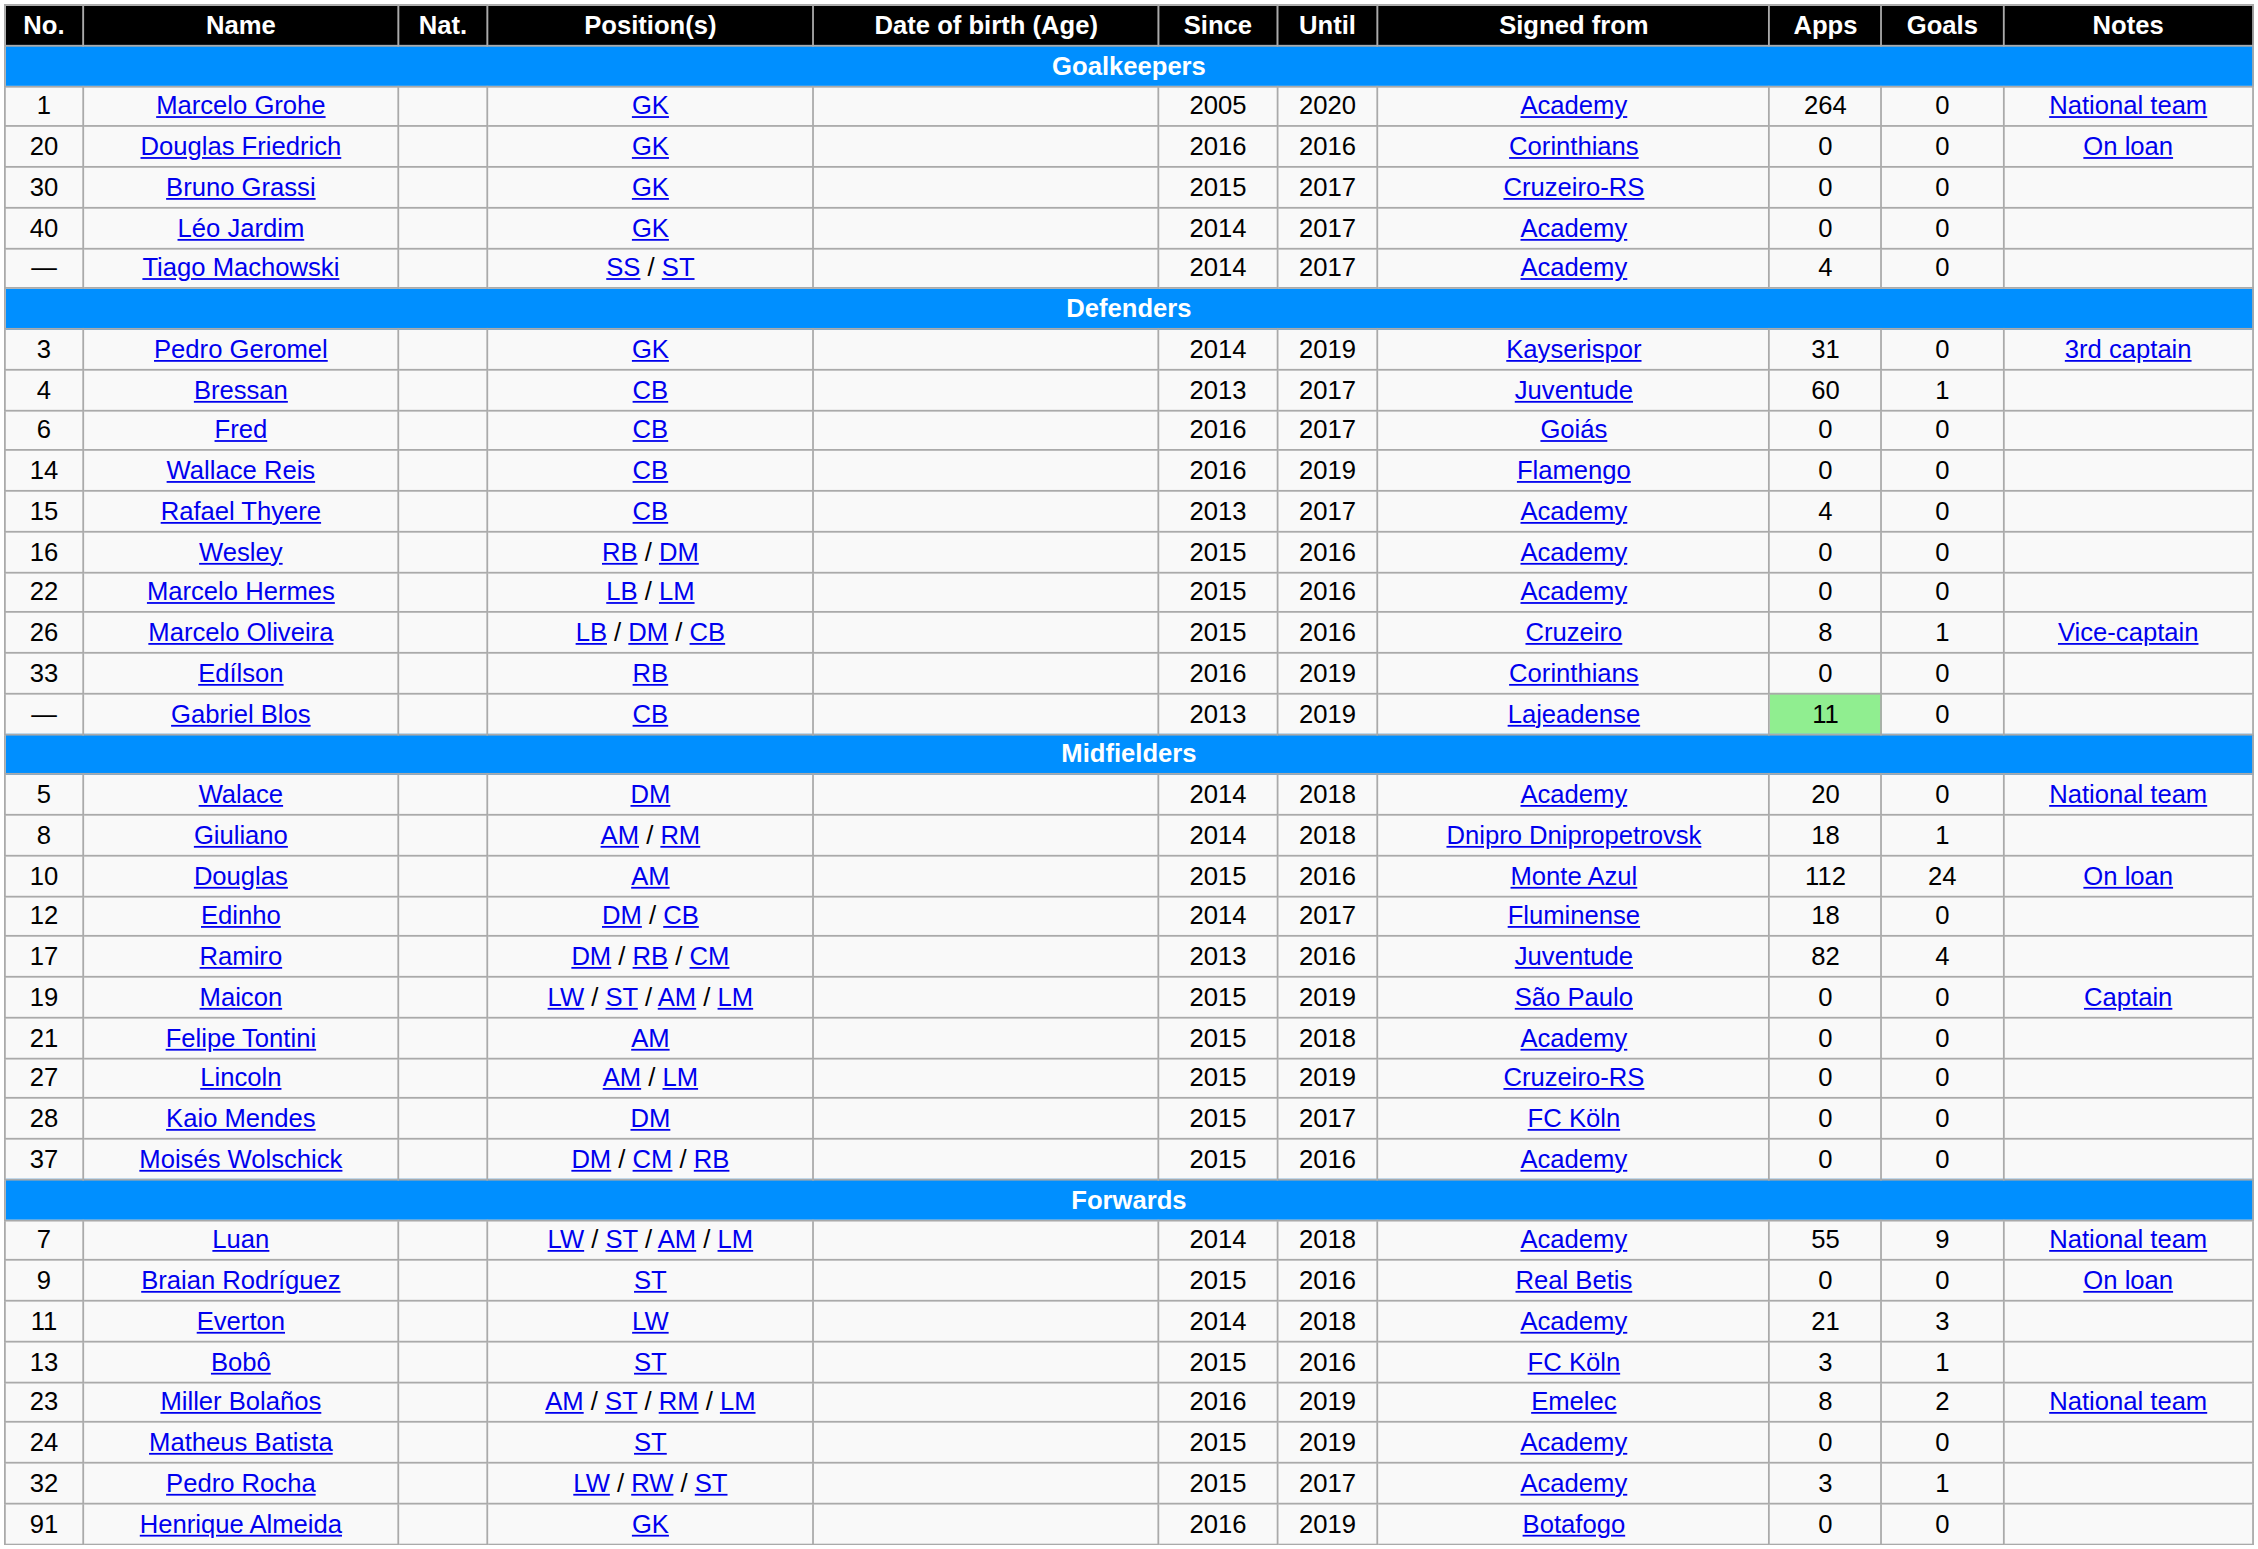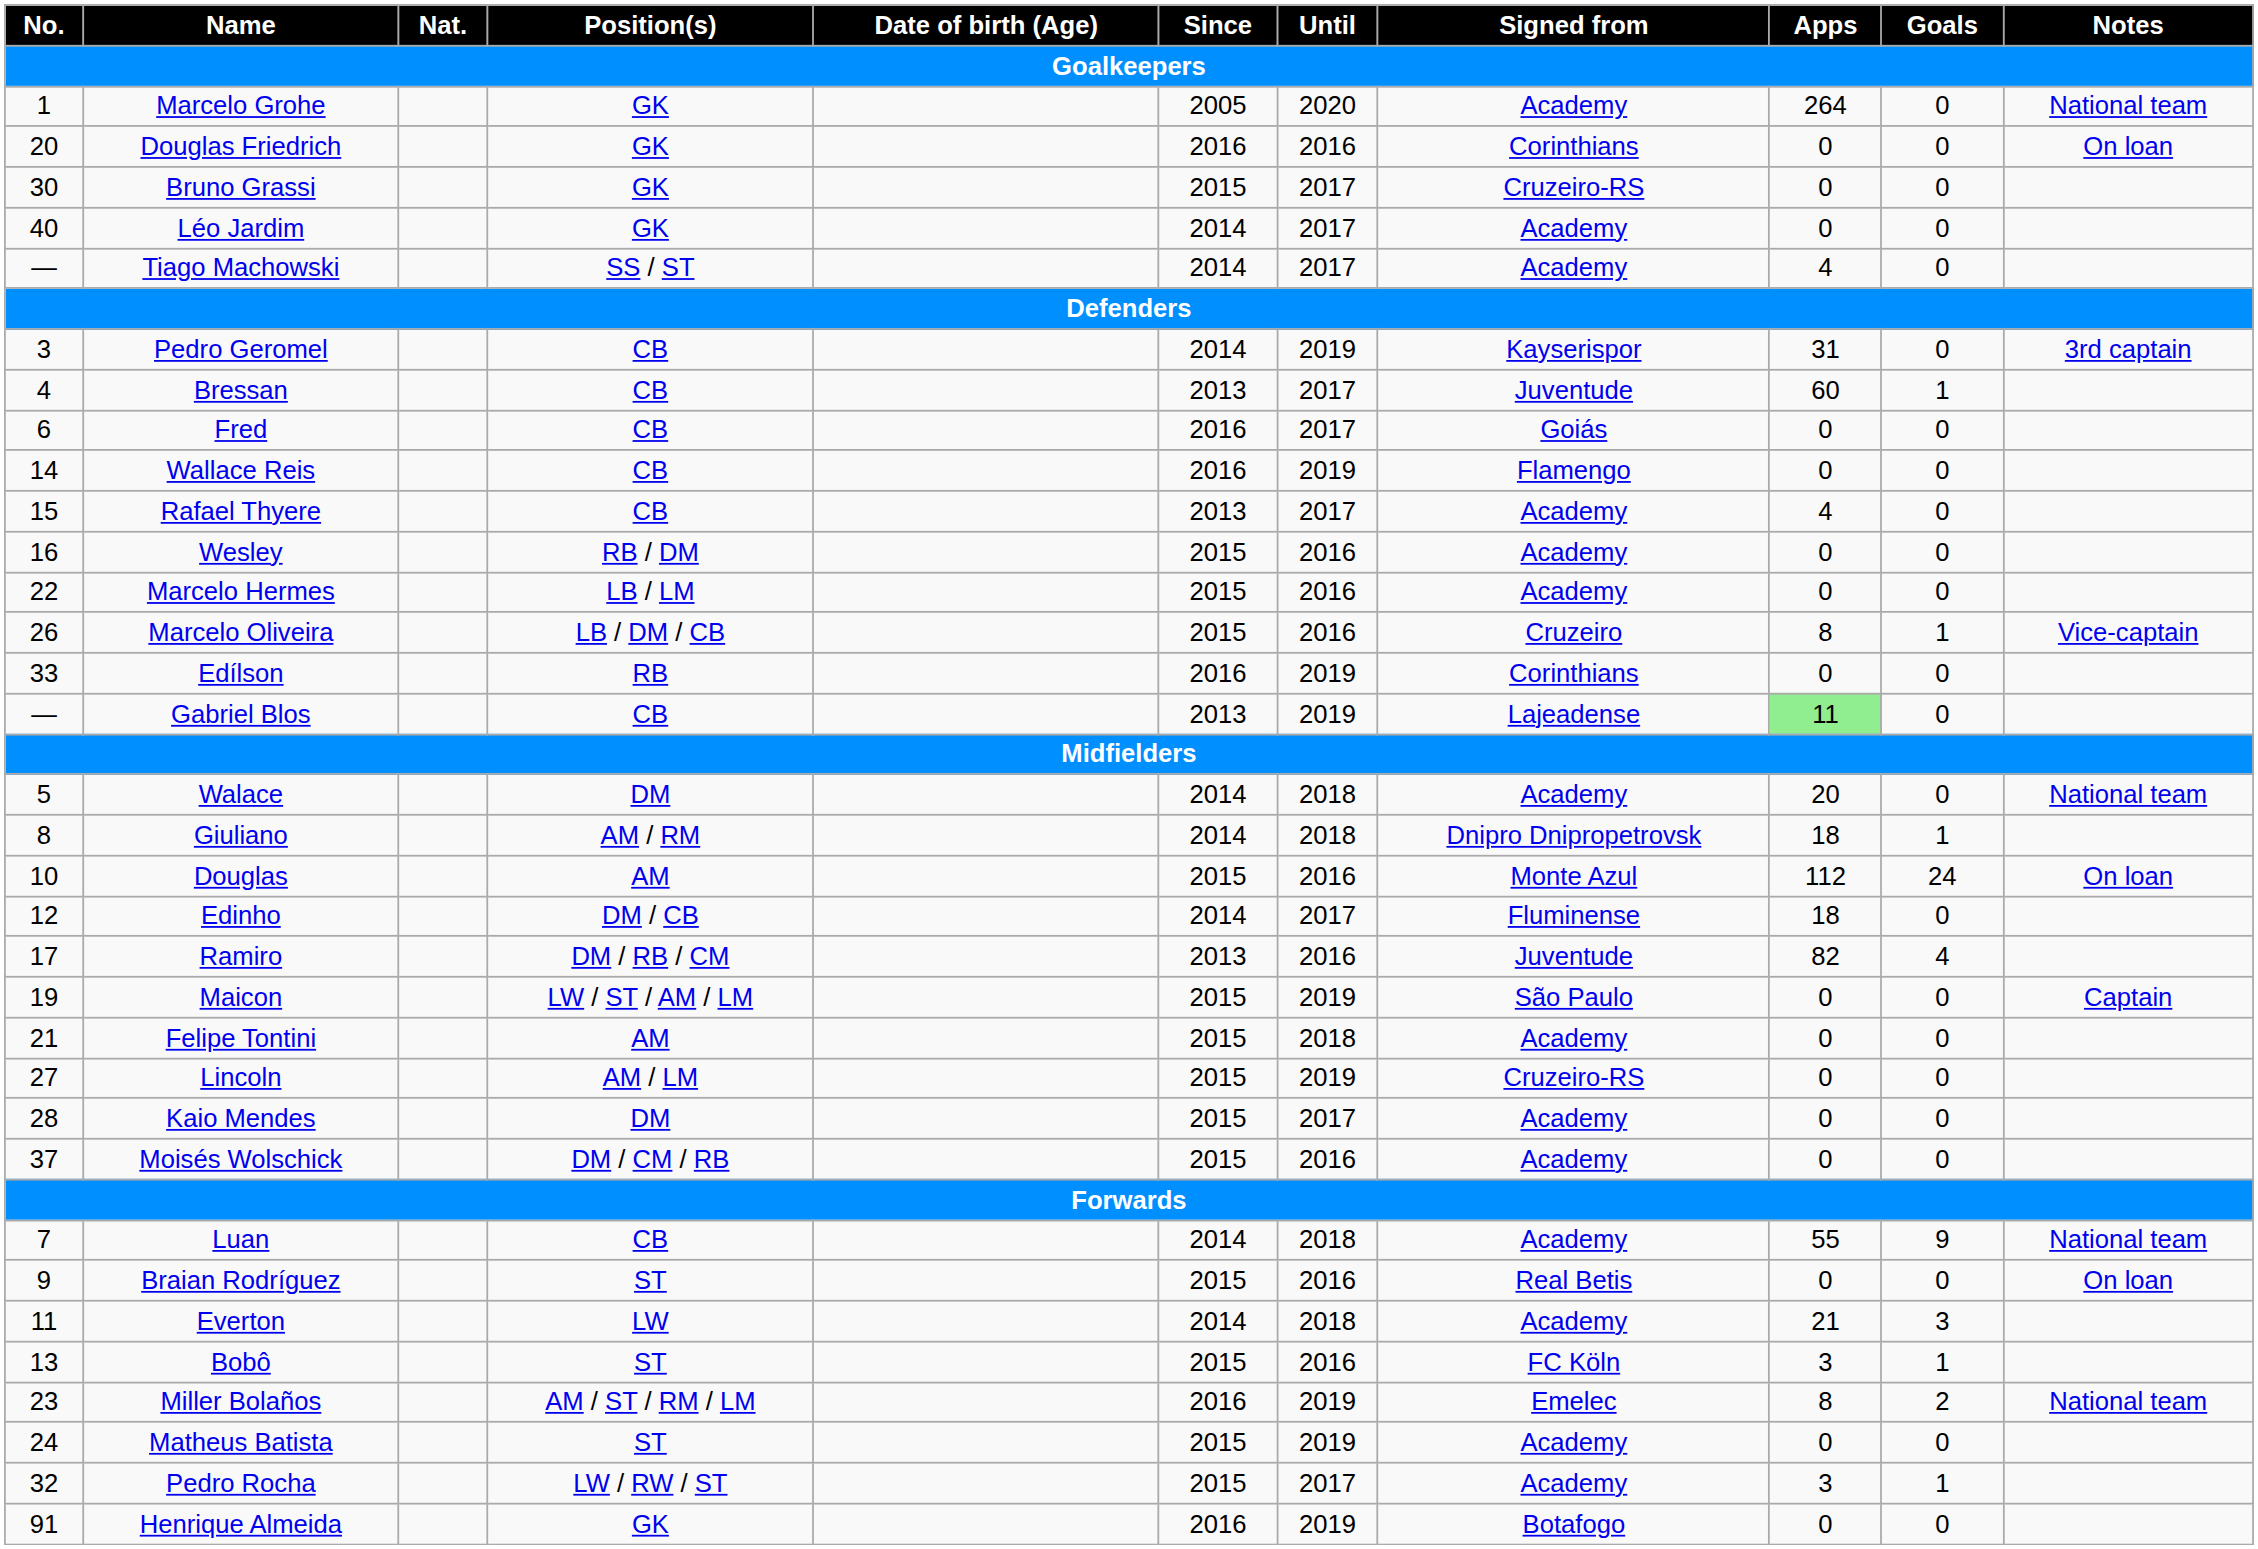(650, 349) GK -> (650, 349) CB
(1574, 1119) FC Köln -> (1574, 1119) Academy
(650, 1240) LW / ST / AM / LM -> (650, 1240) CB
